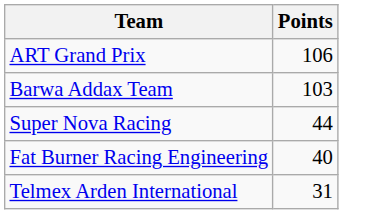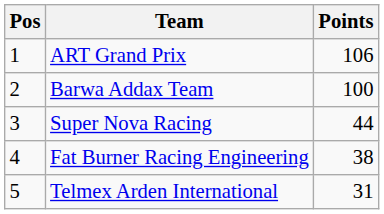+ column: (25, 21)
(317, 89) 103 -> (358, 89) 100
(323, 158) 40 -> (363, 158) 38
